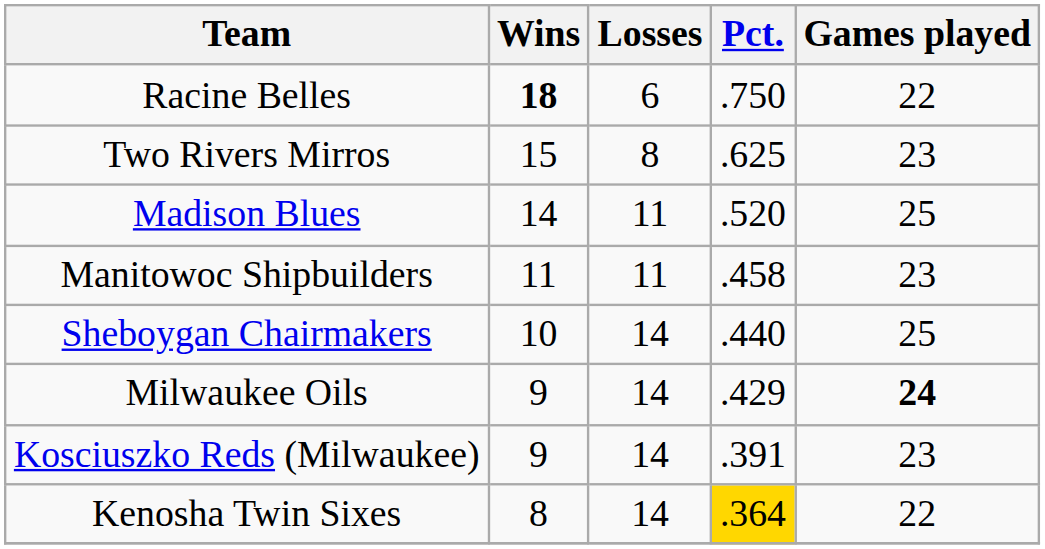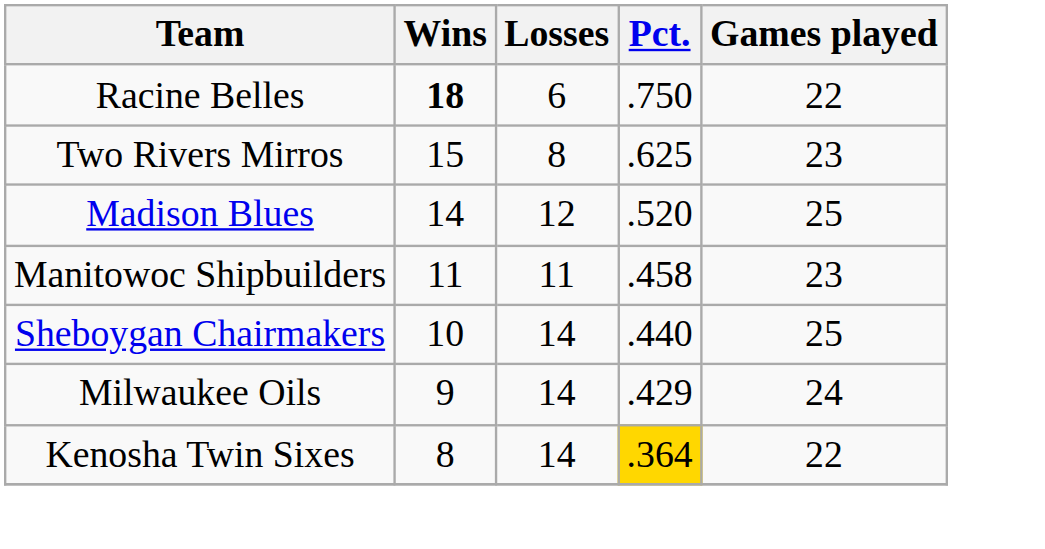(650, 214) 11 -> (557, 214) 12
(917, 393) bold -> (824, 393) normal
- row: (247, 453)
